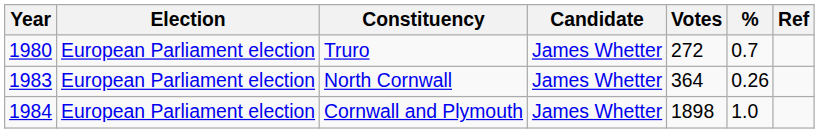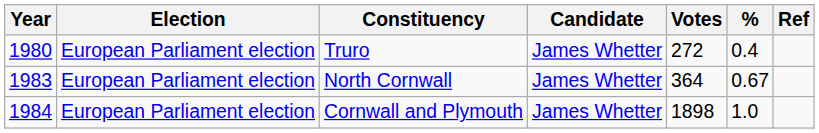(745, 50) 0.7 -> (745, 50) 0.4
(750, 81) 0.26 -> (750, 81) 0.67
